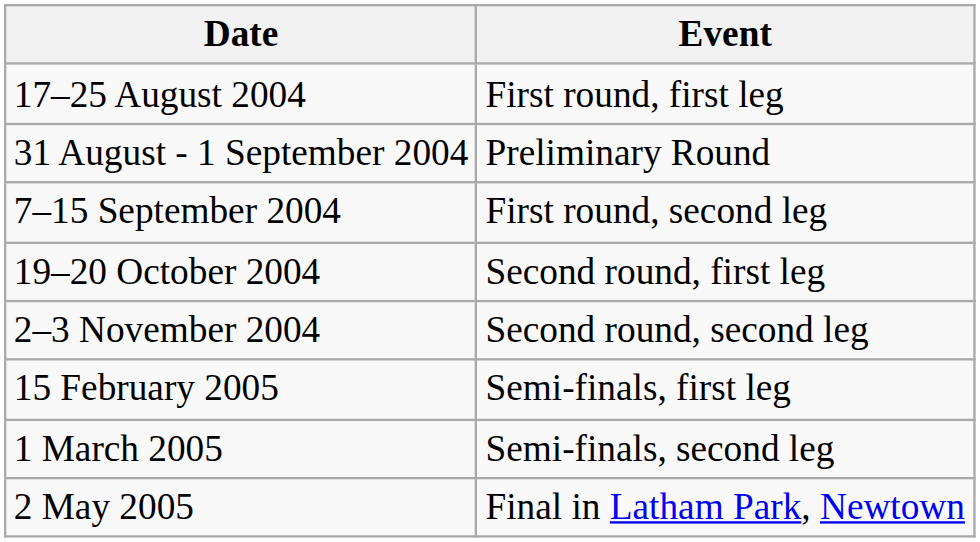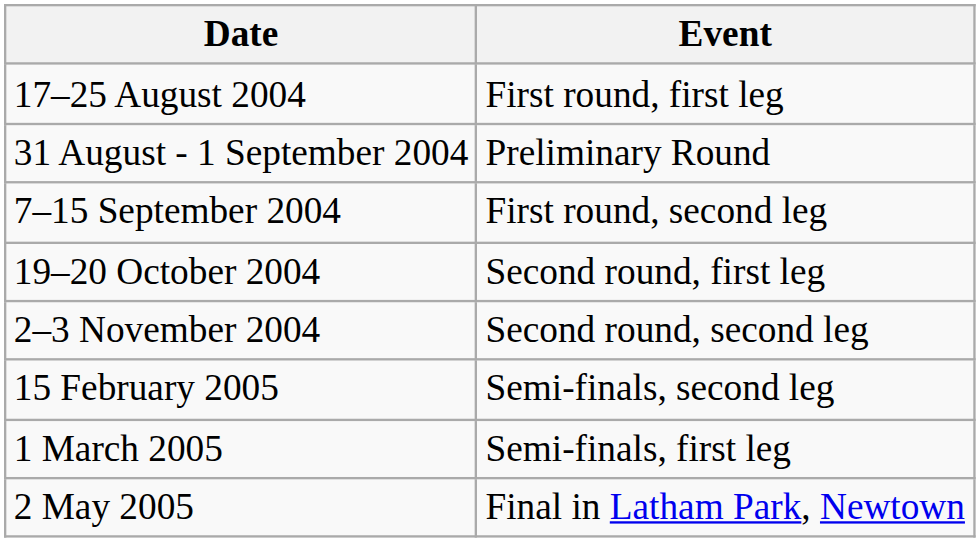(638, 388) Semi-finals, first leg -> (660, 388) Semi-finals, second leg
(660, 447) Semi-finals, second leg -> (638, 447) Semi-finals, first leg
